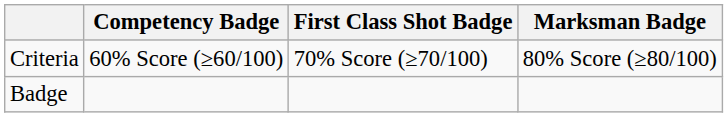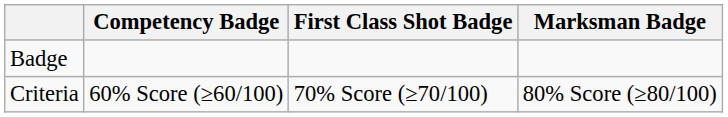rows swapped: (44, 58) <-> (39, 93)
